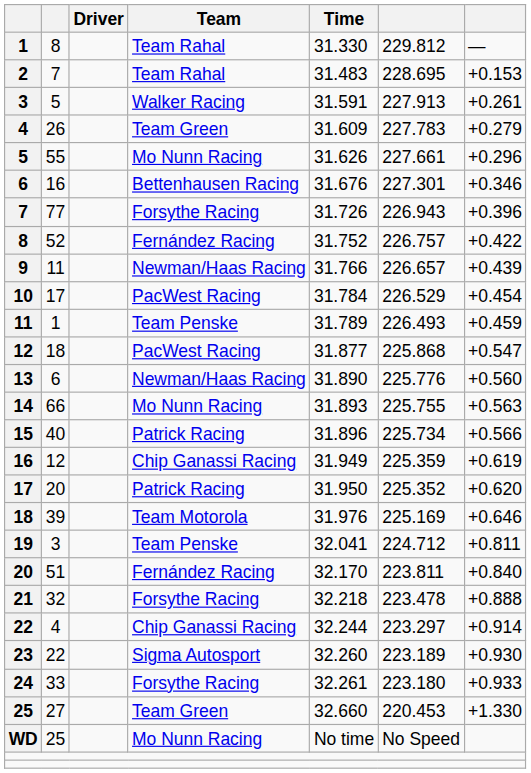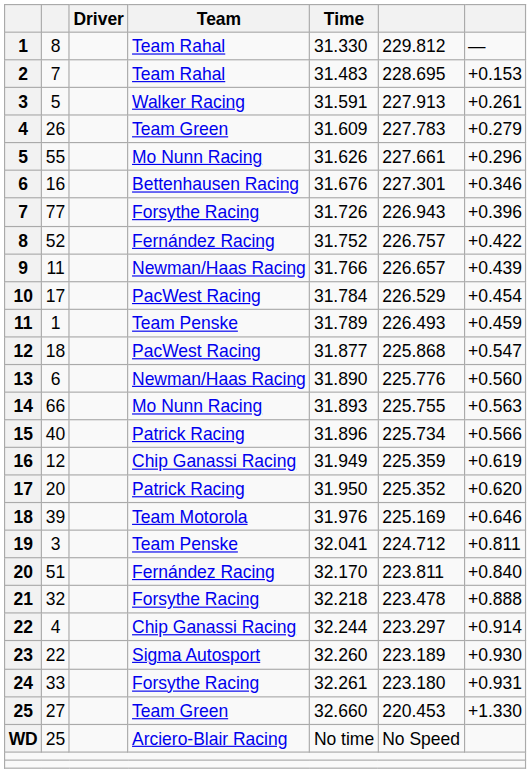(495, 683) +0.933 -> (495, 683) +0.931
(197, 738) Mo Nunn Racing -> (210, 738) Arciero-Blair Racing
